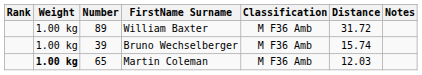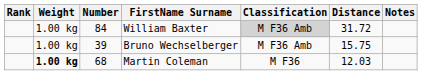(101, 29) 89 -> (101, 29) 84
(285, 29) no background -> (285, 29) lightgrey background
(356, 45) 15.74 -> (356, 45) 15.75
(101, 61) 65 -> (101, 61) 68
(285, 61) M F36 Amb -> (285, 61) M F36
